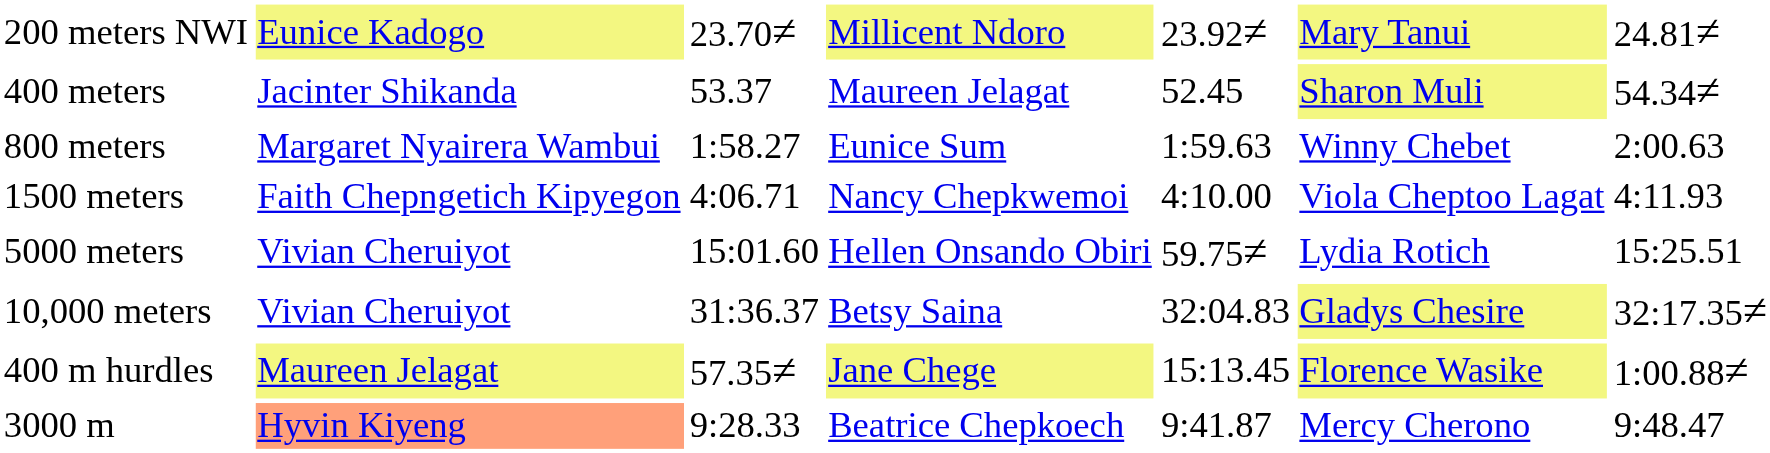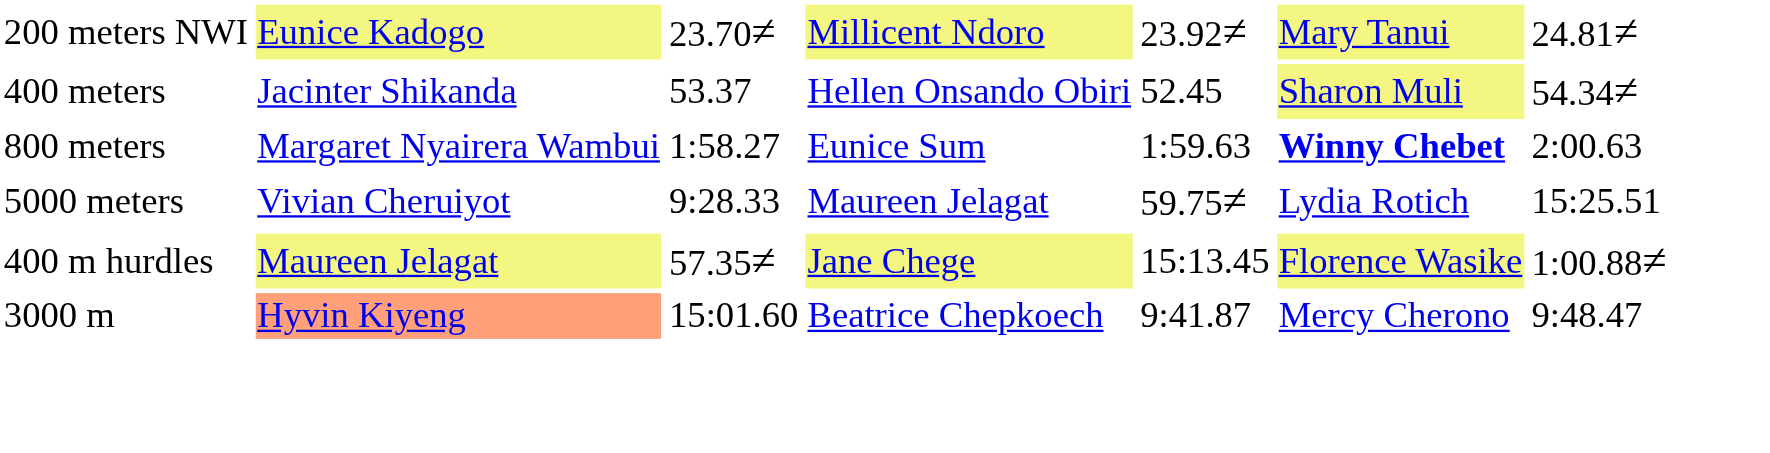(949, 90) Maureen Jelagat -> (969, 90) Hellen Onsando Obiri
(1405, 145) normal -> (1392, 145) bold
- row: (94, 196)
(754, 251) 15:01.60 -> (725, 200) 9:28.33
(990, 251) Hellen Onsando Obiri -> (928, 200) Maureen Jelagat
- row: (108, 310)
(745, 425) 9:28.33 -> (734, 315) 15:01.60
